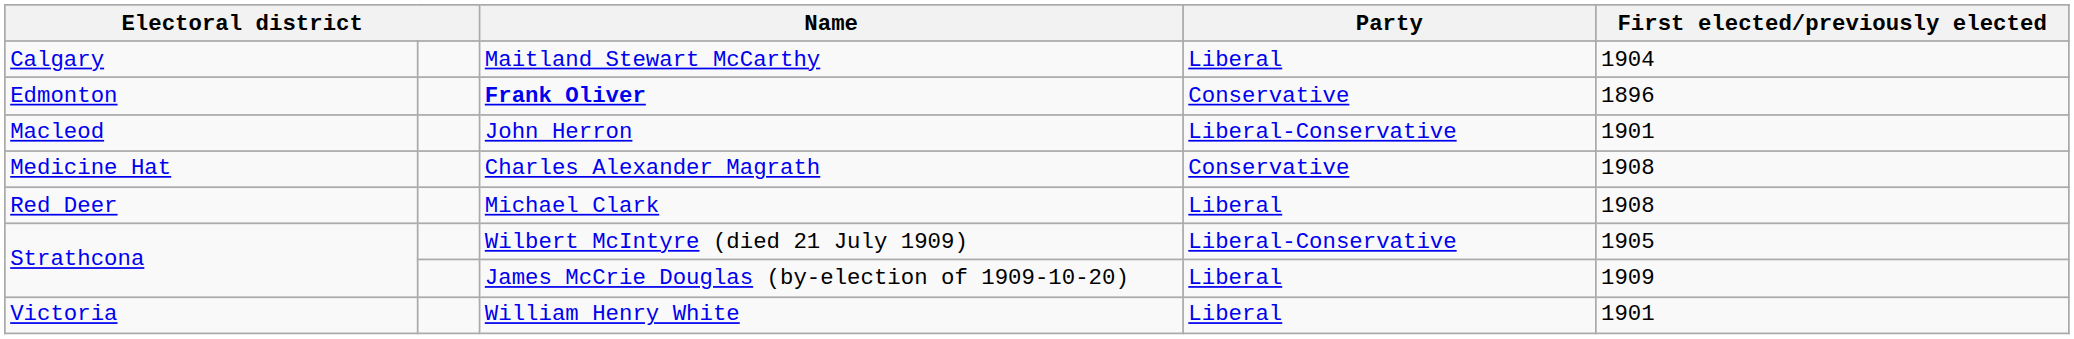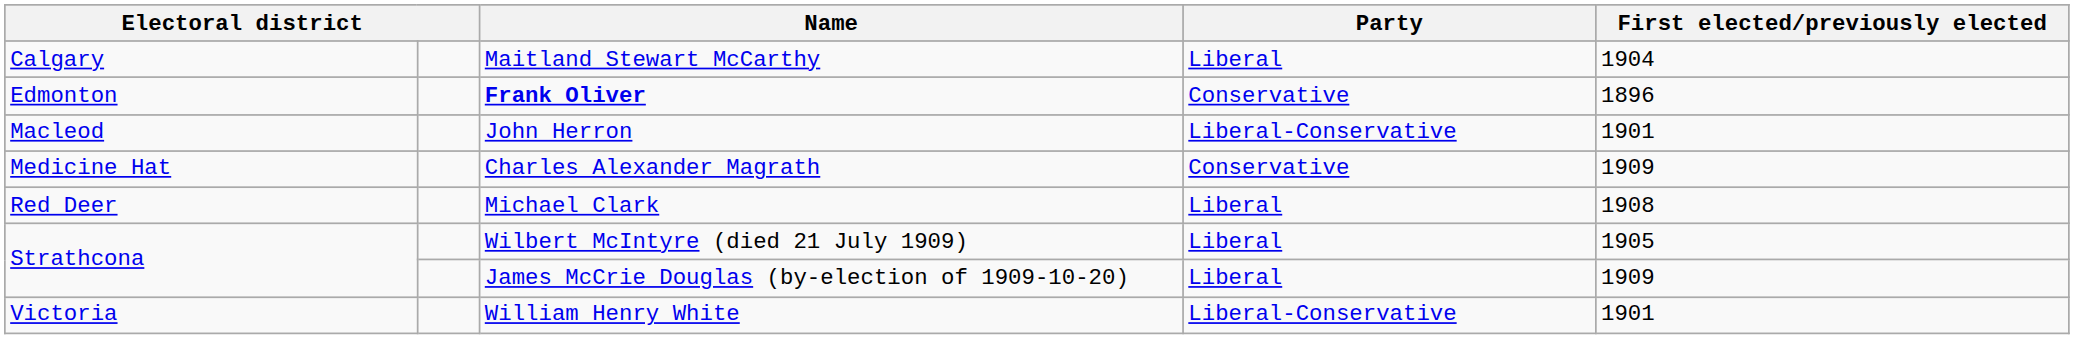(1628, 169) 1908 -> (1628, 169) 1909
(1322, 242) Liberal-Conservative -> (1235, 242) Liberal
(1235, 315) Liberal -> (1322, 315) Liberal-Conservative
